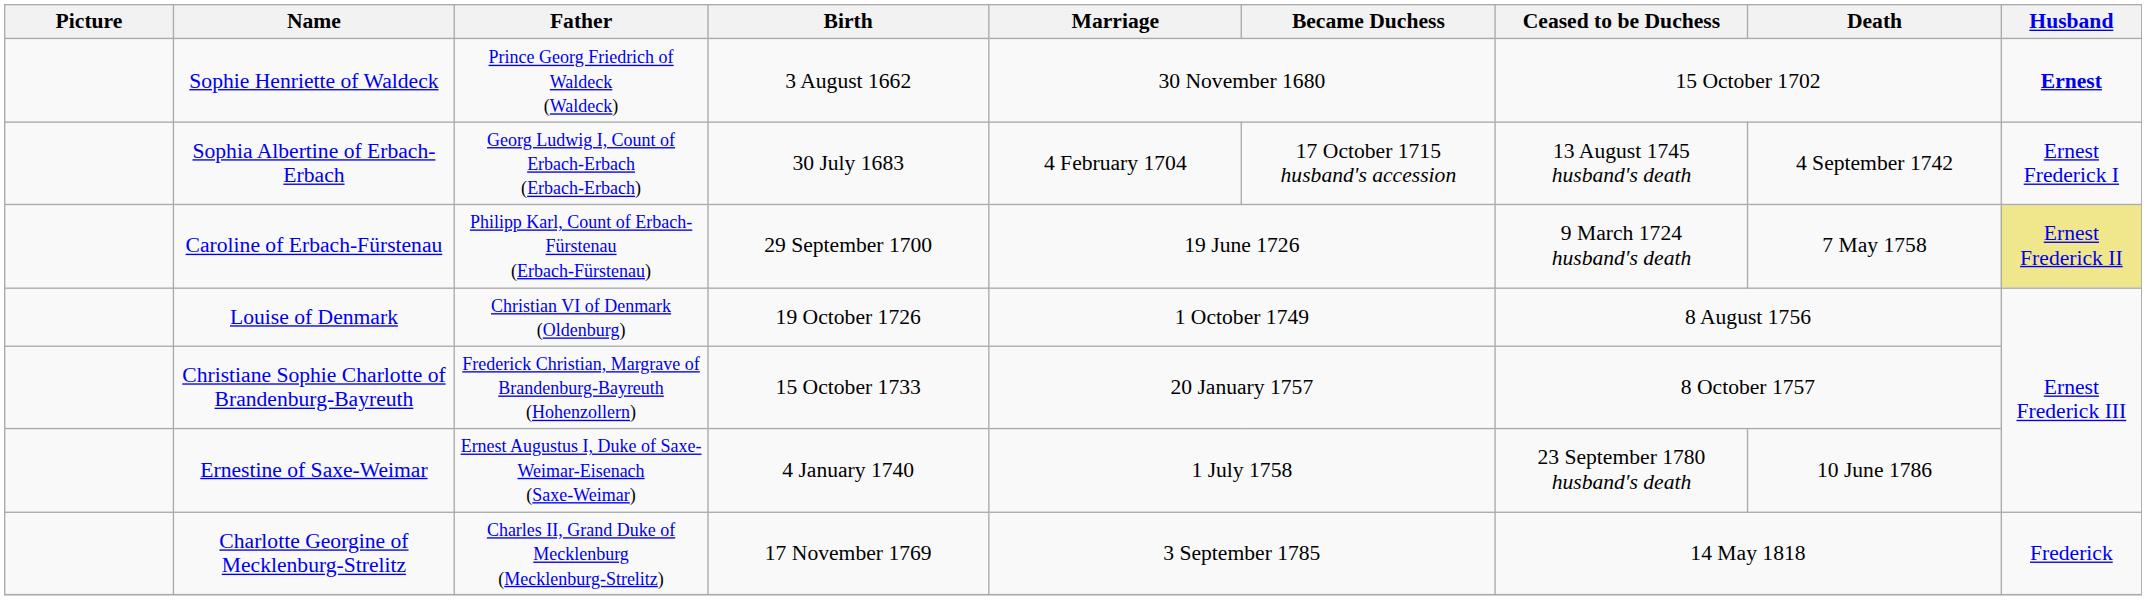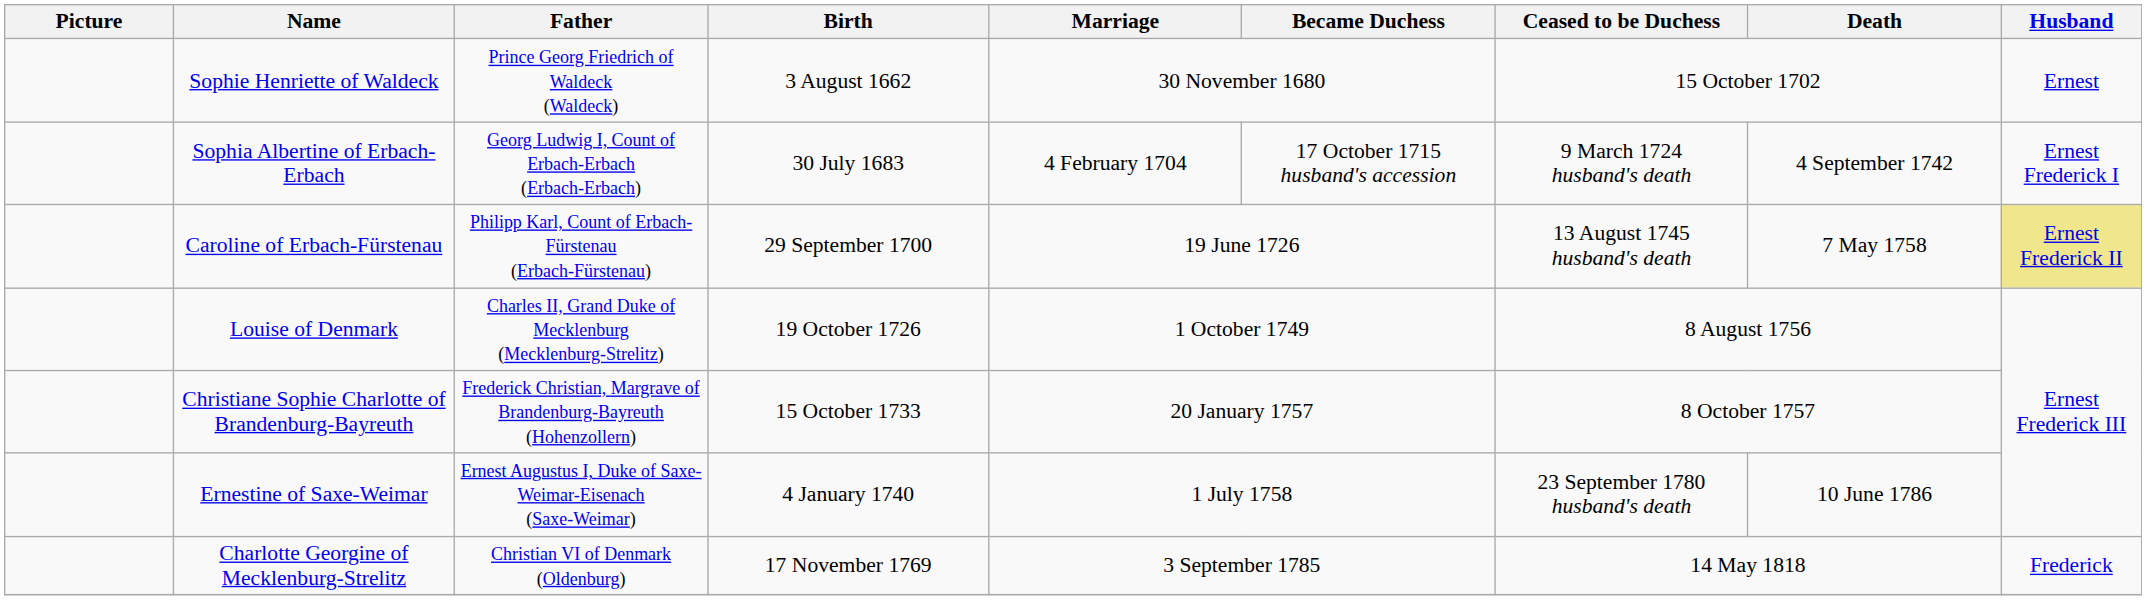(2071, 80) bold -> (2071, 80) normal
(1621, 163) 13 August 1745 husband's death -> (1621, 163) 9 March 1724 husband's death
(1621, 245) 9 March 1724 husband's death -> (1621, 245) 13 August 1745 husband's death
(581, 317) Christian VI of Denmark (Oldenburg) -> (581, 330) Charles II, Grand Duke of Mecklenburg (Mecklenburg-Strelitz)
(581, 554) Charles II, Grand Duke of Mecklenburg (Mecklenburg-Strelitz) -> (581, 566) Christian VI of Denmark (Oldenburg)
